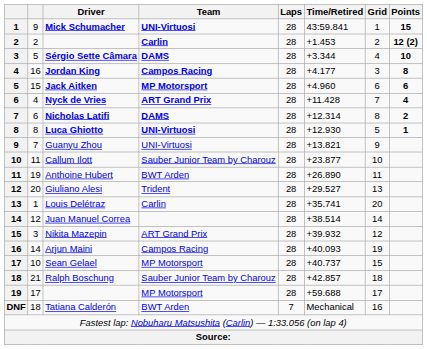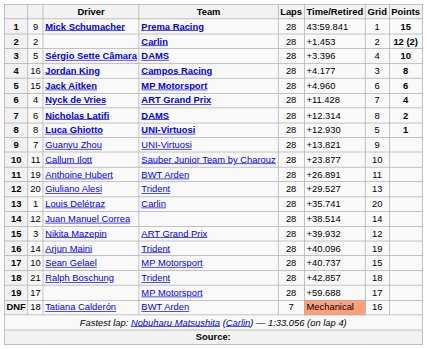(168, 26) UNI-Virtuosi -> (173, 26) Prema Racing
(321, 56) +3.344 -> (321, 56) +3.396
(324, 174) +26.890 -> (324, 174) +26.891
(175, 248) Campos Racing -> (156, 248) Trident
(324, 248) +40.093 -> (324, 248) +40.096
(209, 278) Sauber Junior Team by Charouz -> (156, 278) Trident
(330, 307) no background -> (330, 307) lightsalmon background
